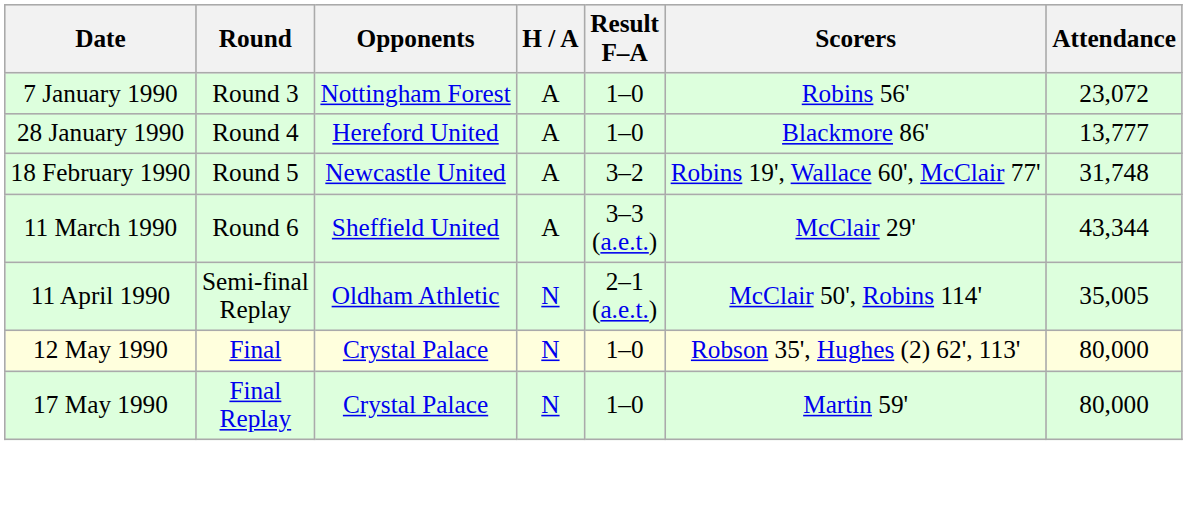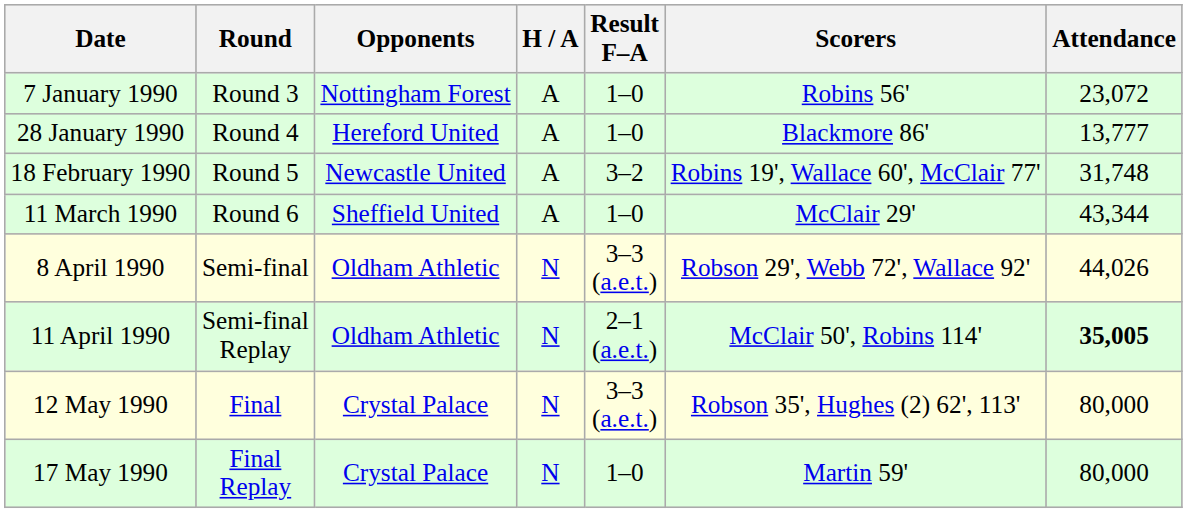(625, 227) 3–3 (a.e.t.) -> (625, 213) 1–0
+ row: (100, 267)
(1114, 296) normal -> (1114, 336) bold
(625, 350) 1–0 -> (625, 404) 3–3 (a.e.t.)
